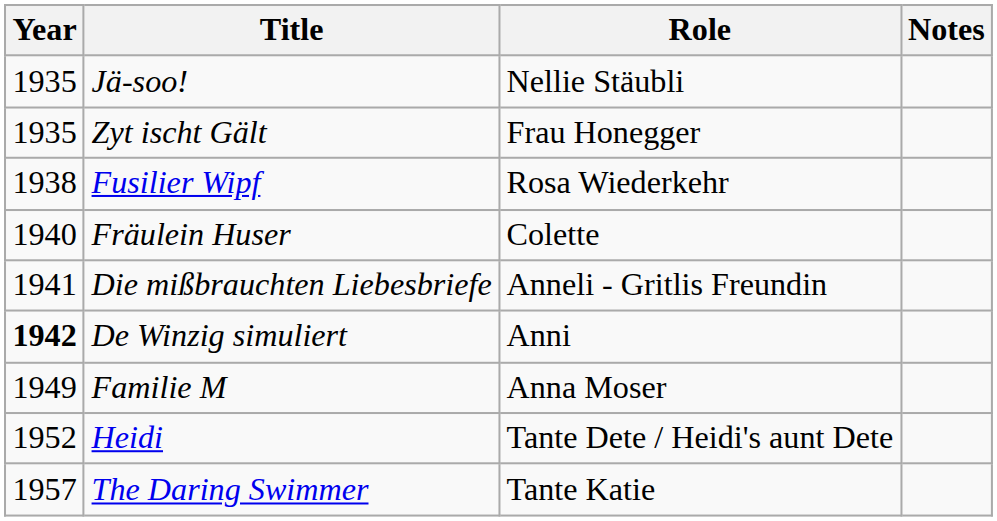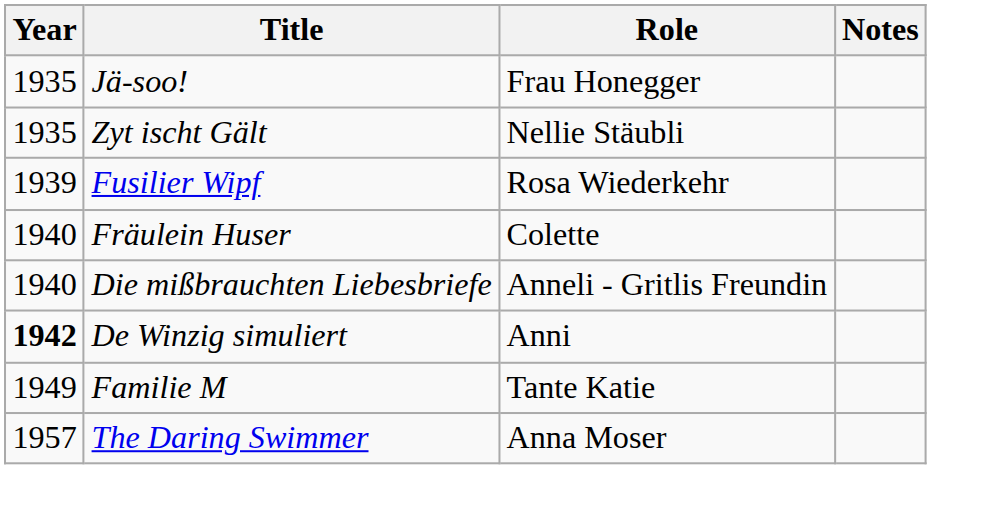(595, 81) Nellie Stäubli -> (603, 81) Frau Honegger
(603, 132) Frau Honegger -> (595, 132) Nellie Stäubli
(45, 183) 1938 -> (45, 183) 1939
(45, 285) 1941 -> (45, 285) 1940
(586, 387) Anna Moser -> (581, 387) Tante Katie
- row: (127, 438)
(581, 489) Tante Katie -> (586, 438) Anna Moser
